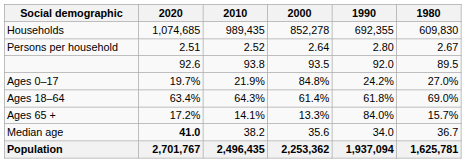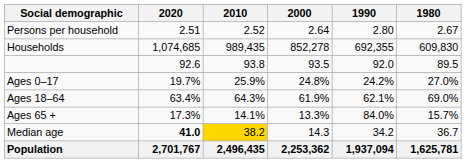rows swapped: (35, 30) <-> (62, 47)
(250, 82) 21.9% -> (250, 82) 25.9%
(314, 82) 84.8% -> (314, 82) 24.8%
(314, 99) 61.4% -> (314, 99) 61.9%
(379, 99) 61.8% -> (379, 99) 62.1%
(185, 116) 17.2% -> (185, 116) 17.3%
(254, 133) no background -> (254, 133) gold background
(319, 133) 35.6 -> (319, 133) 14.3
(383, 133) 34.0 -> (383, 133) 34.2
